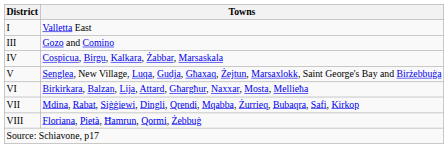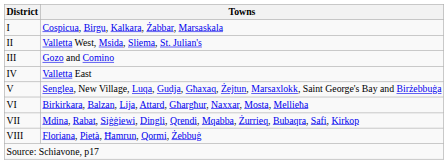(67, 27) Valletta East -> (133, 27) Cospicua, Birgu, Kalkara, Żabbar, Marsaskala
+ row: (10, 43)
(133, 58) Cospicua, Birgu, Kalkara, Żabbar, Marsaskala -> (67, 74) Valletta East
